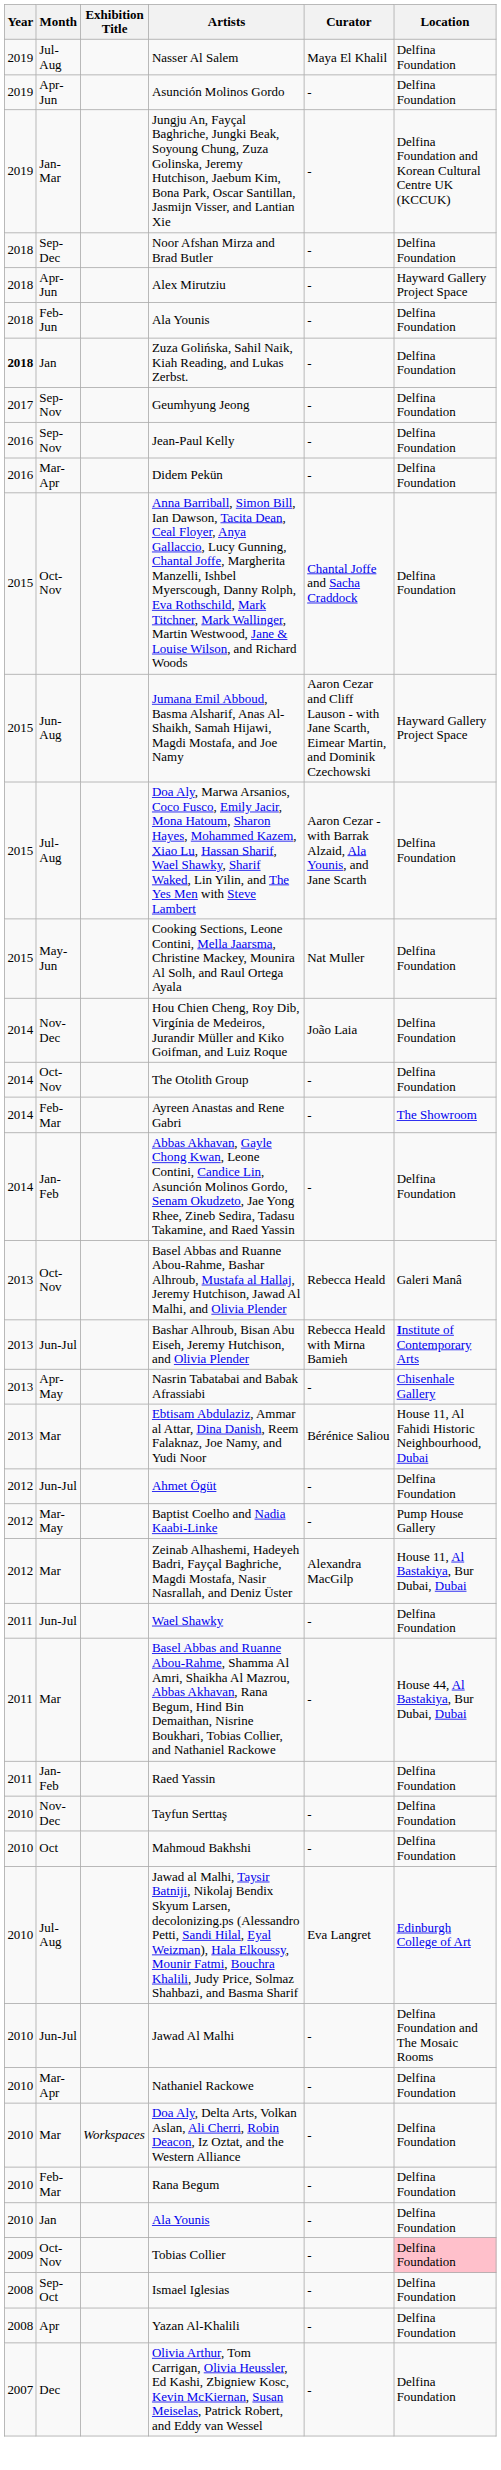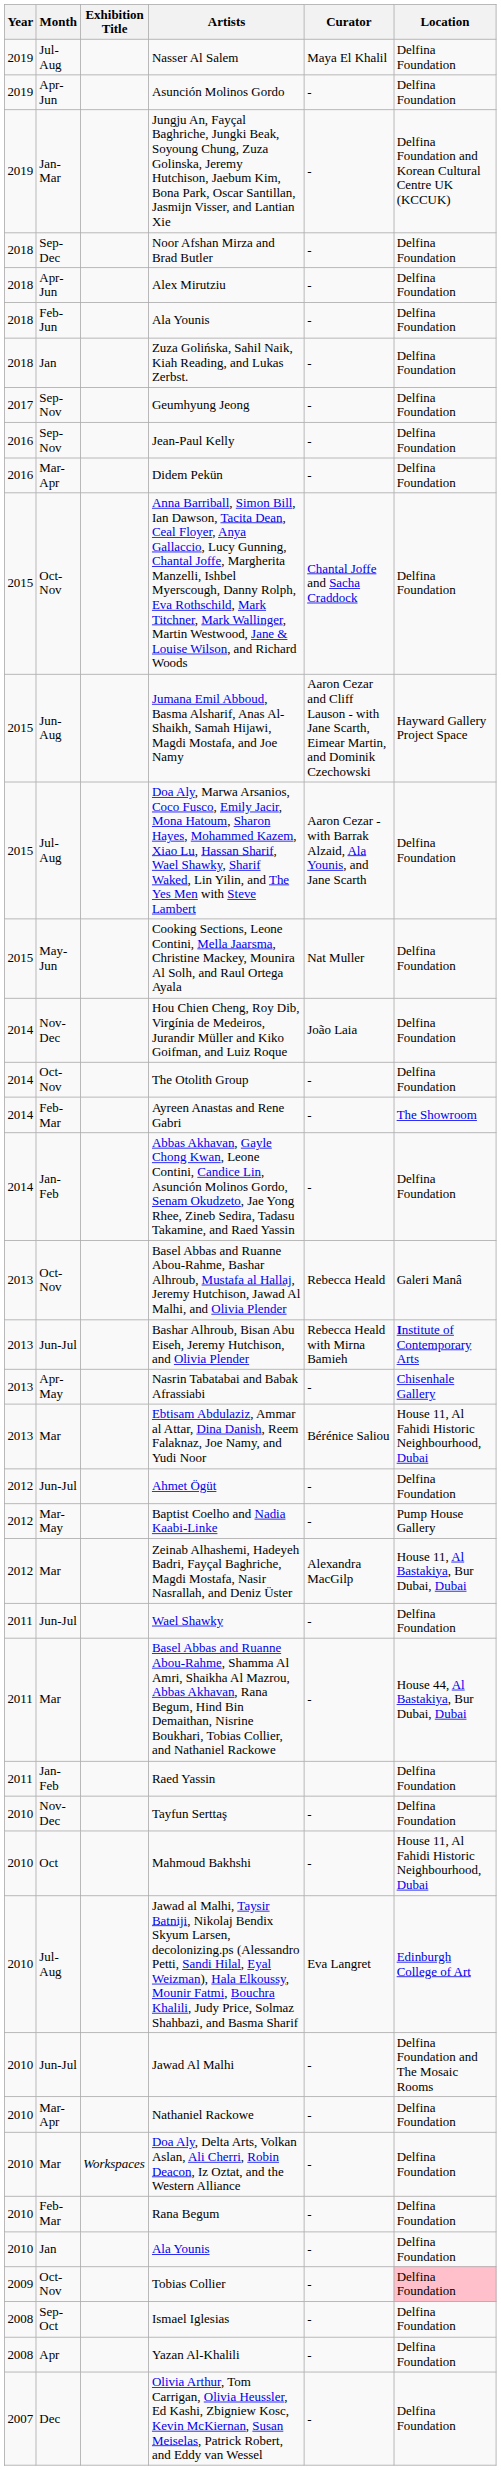(441, 285) Hayward Gallery Project Space -> (426, 285) Delfina Foundation
(20, 362) bold -> (20, 362) normal
(426, 1848) Delfina Foundation -> (439, 1863) House 11, Al Fahidi Historic Neighbourhood, Dubai
